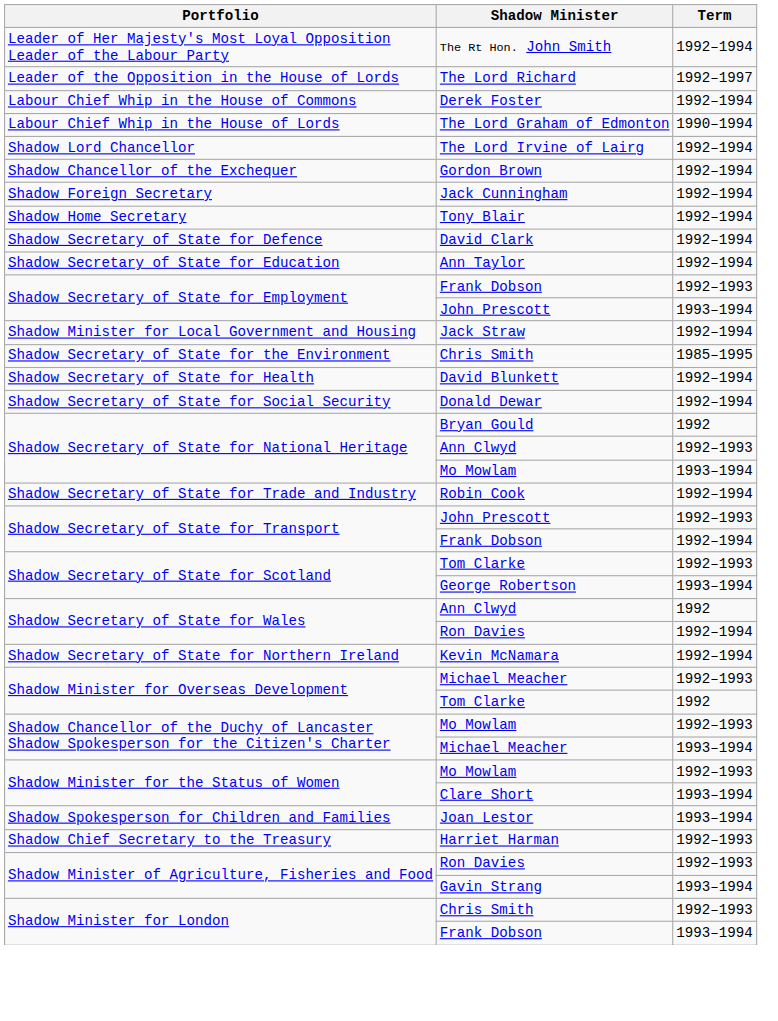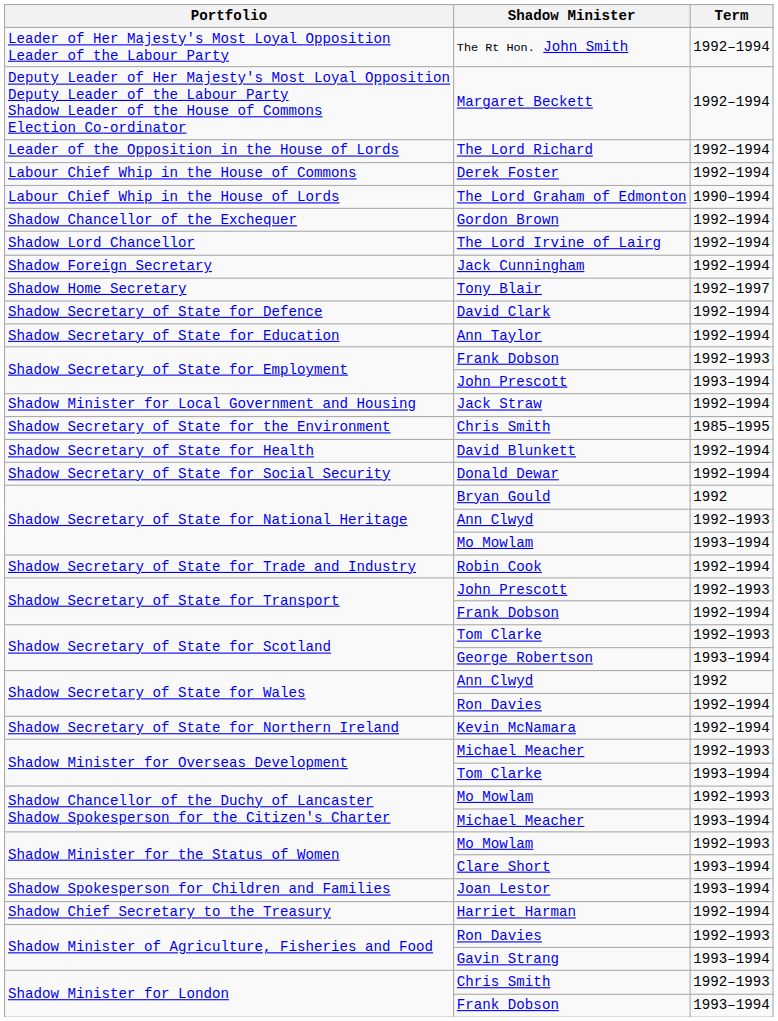+ row: (229, 103)
(714, 79) 1992–1997 -> (731, 151) 1992–1994
rows swapped: (101, 148) <-> (152, 171)
(714, 217) 1992–1994 -> (731, 289) 1992–1997
(693, 702) 1992 -> (731, 774) 1993–1994
(714, 841) 1992–1993 -> (731, 913) 1992–1994
